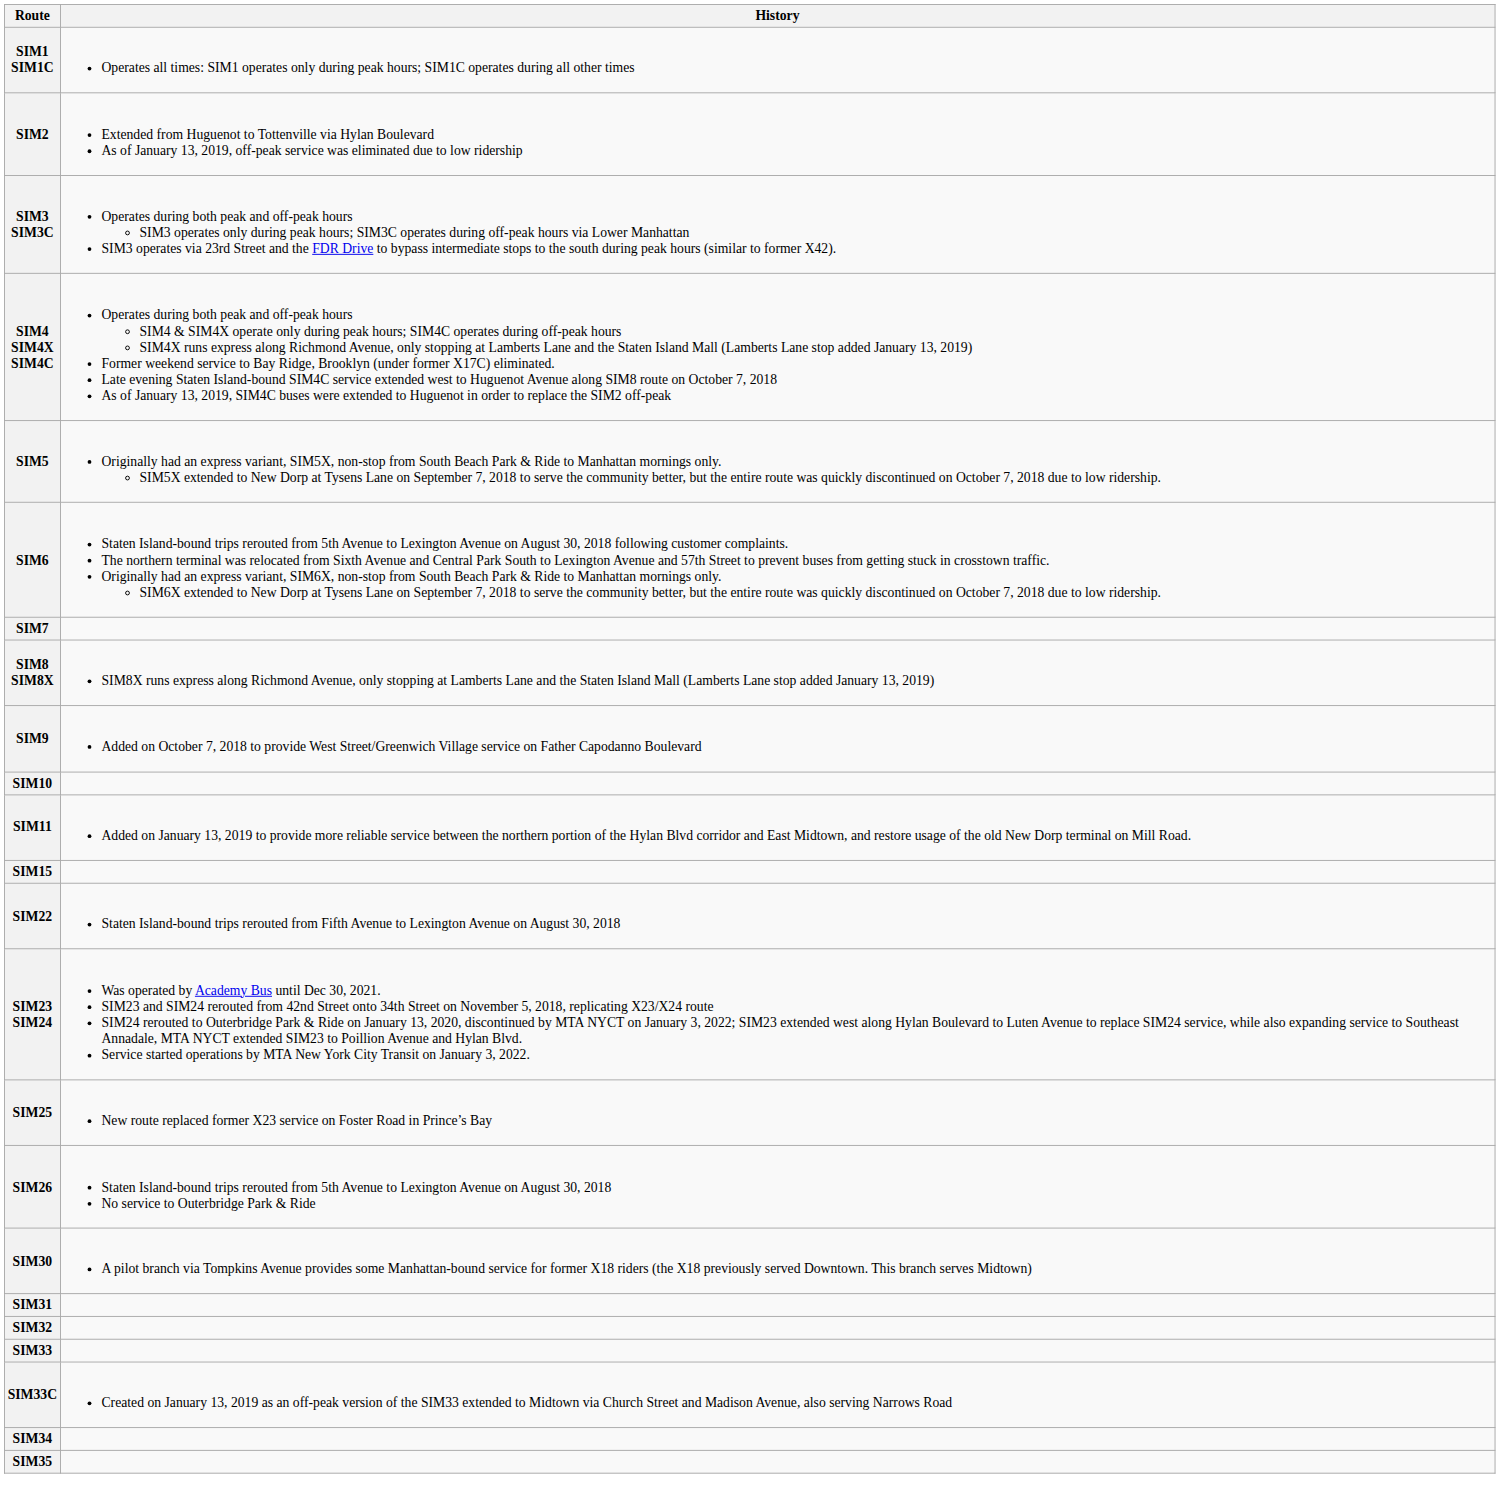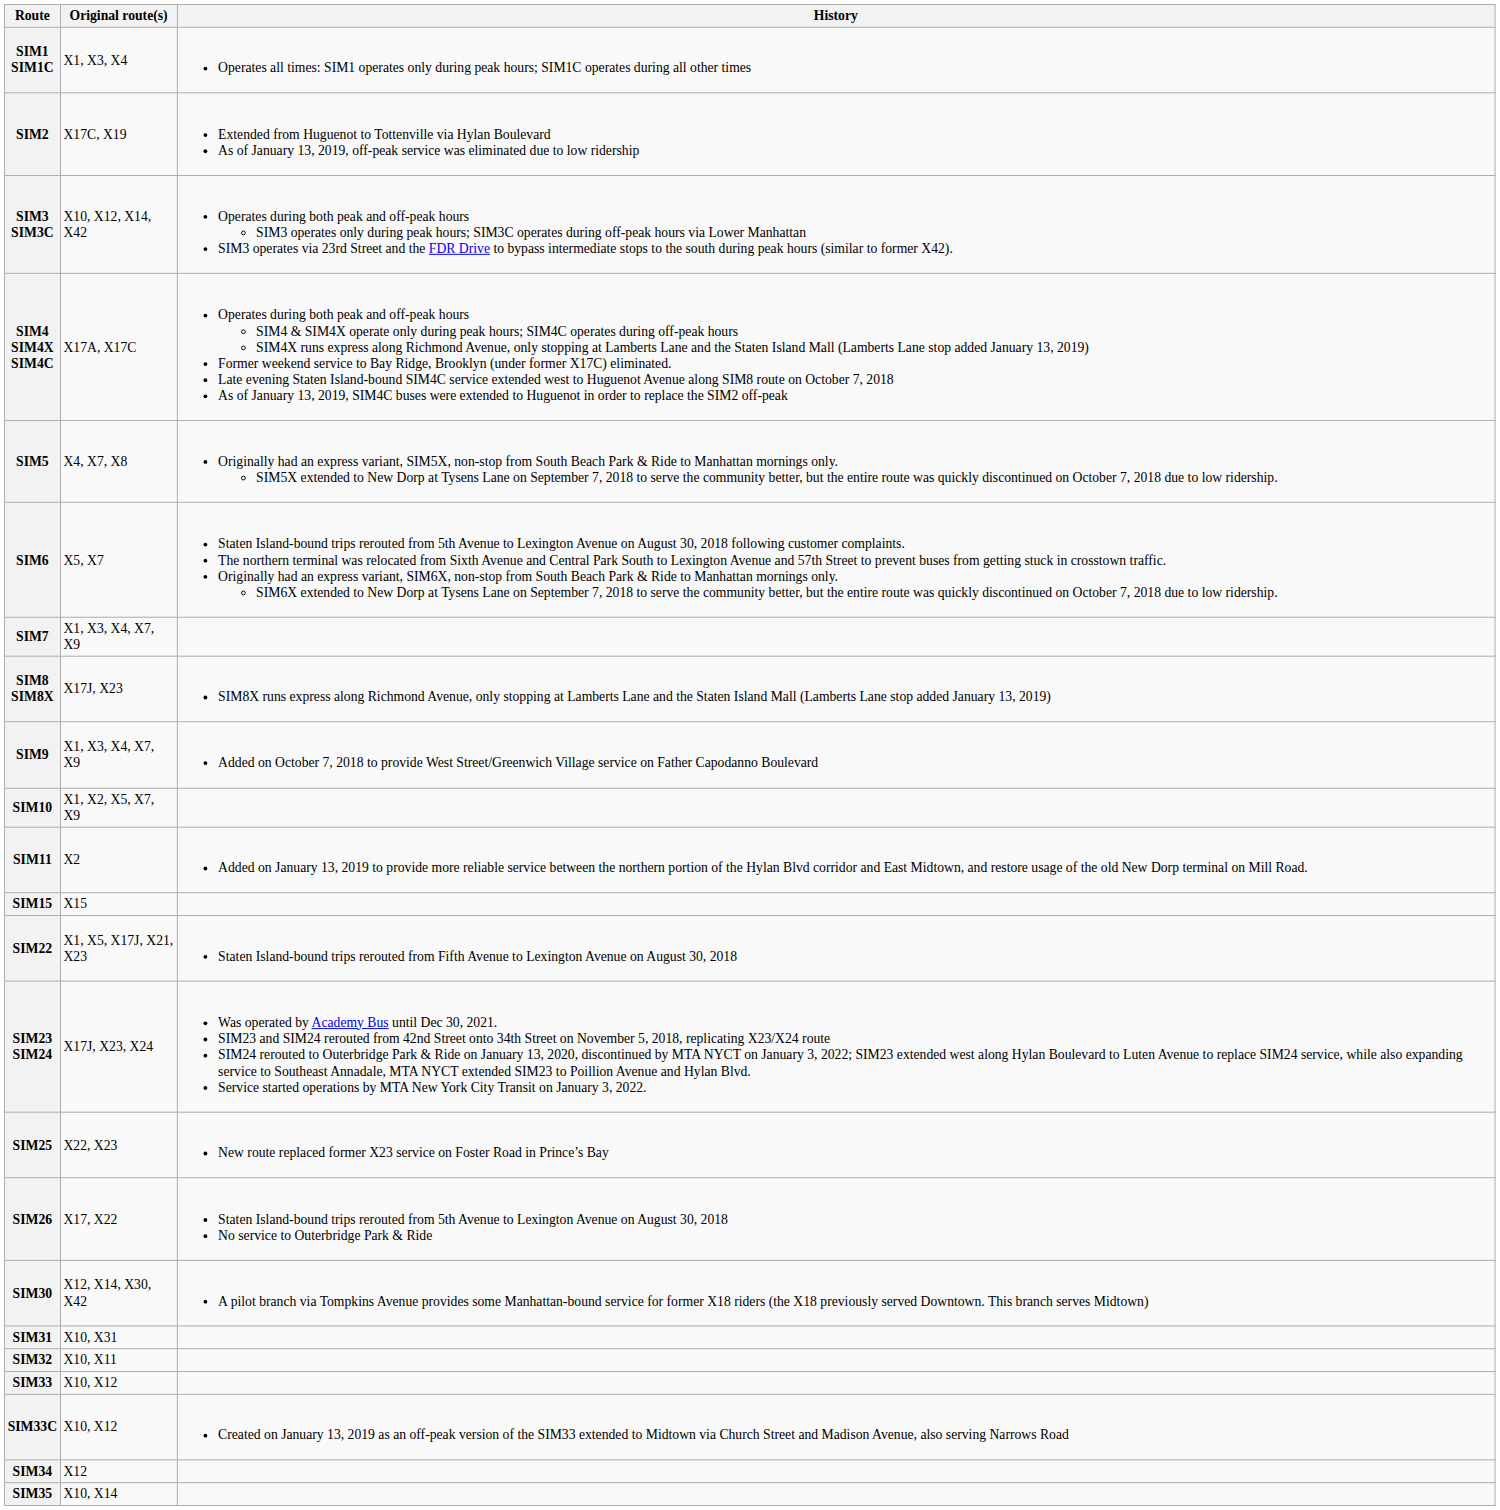+ column: (119, 16)
